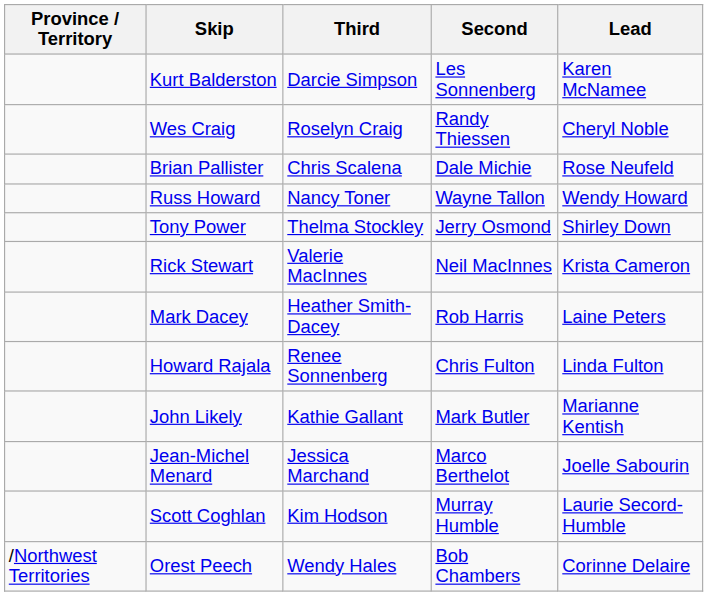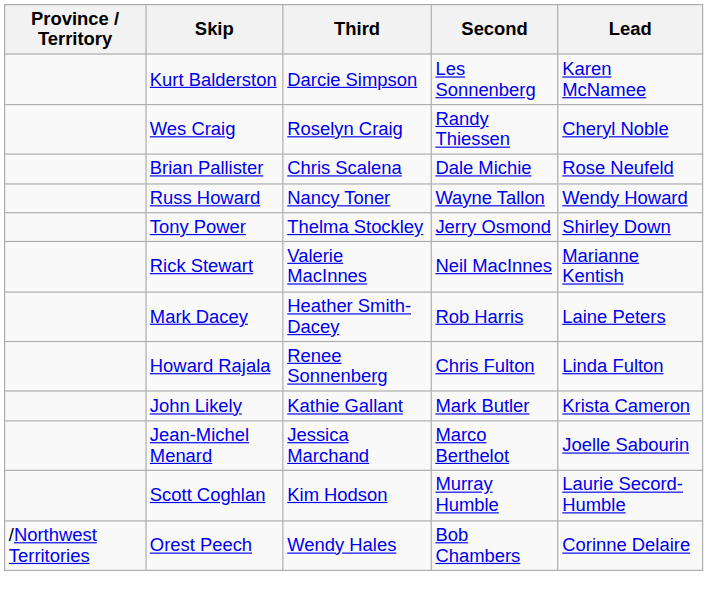(626, 266) Krista Cameron -> (601, 266) Marianne Kentish
(601, 416) Marianne Kentish -> (626, 405) Krista Cameron
